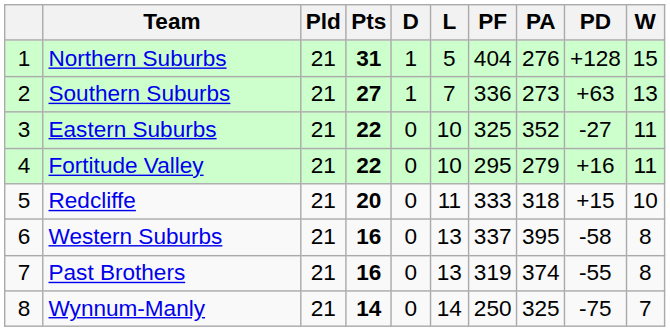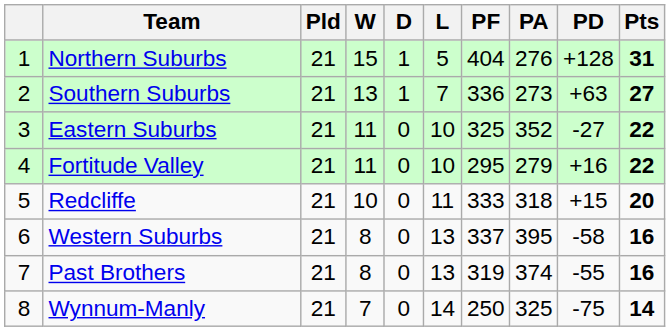columns swapped: (645, 22) <-> (369, 22)
